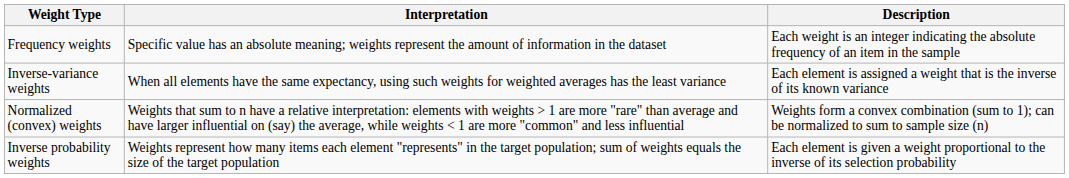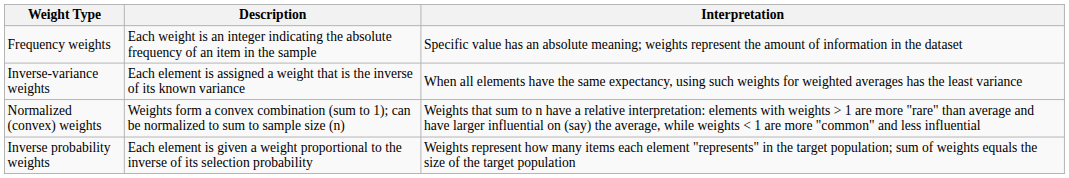columns swapped: (916, 15) <-> (446, 15)
